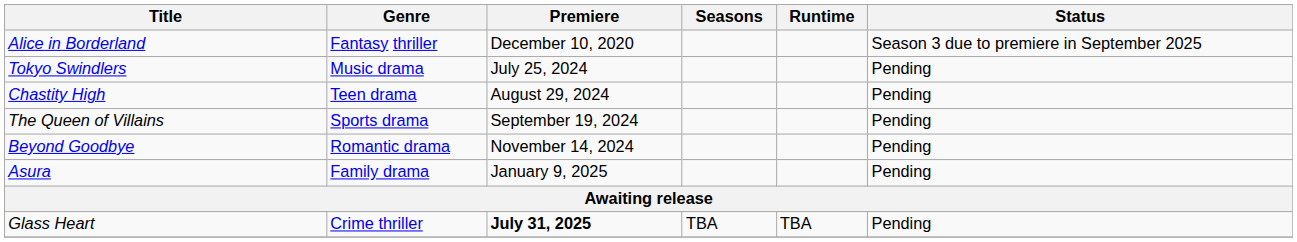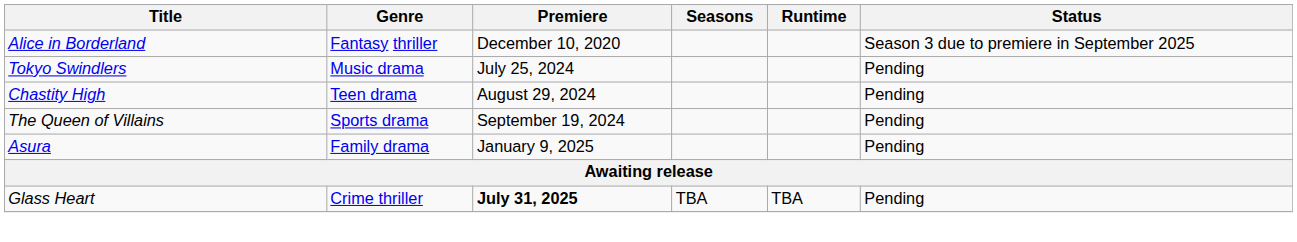- row: (71, 146)
